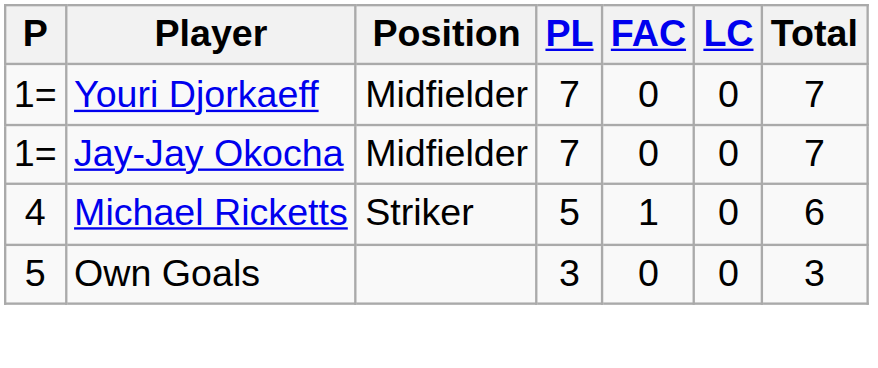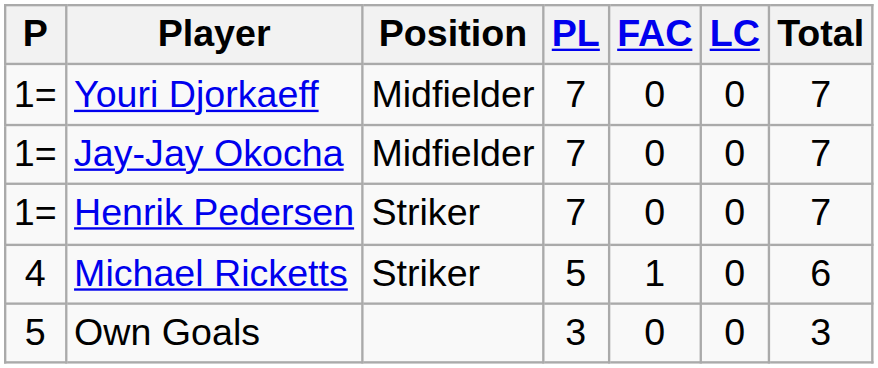+ row: (214, 213)
